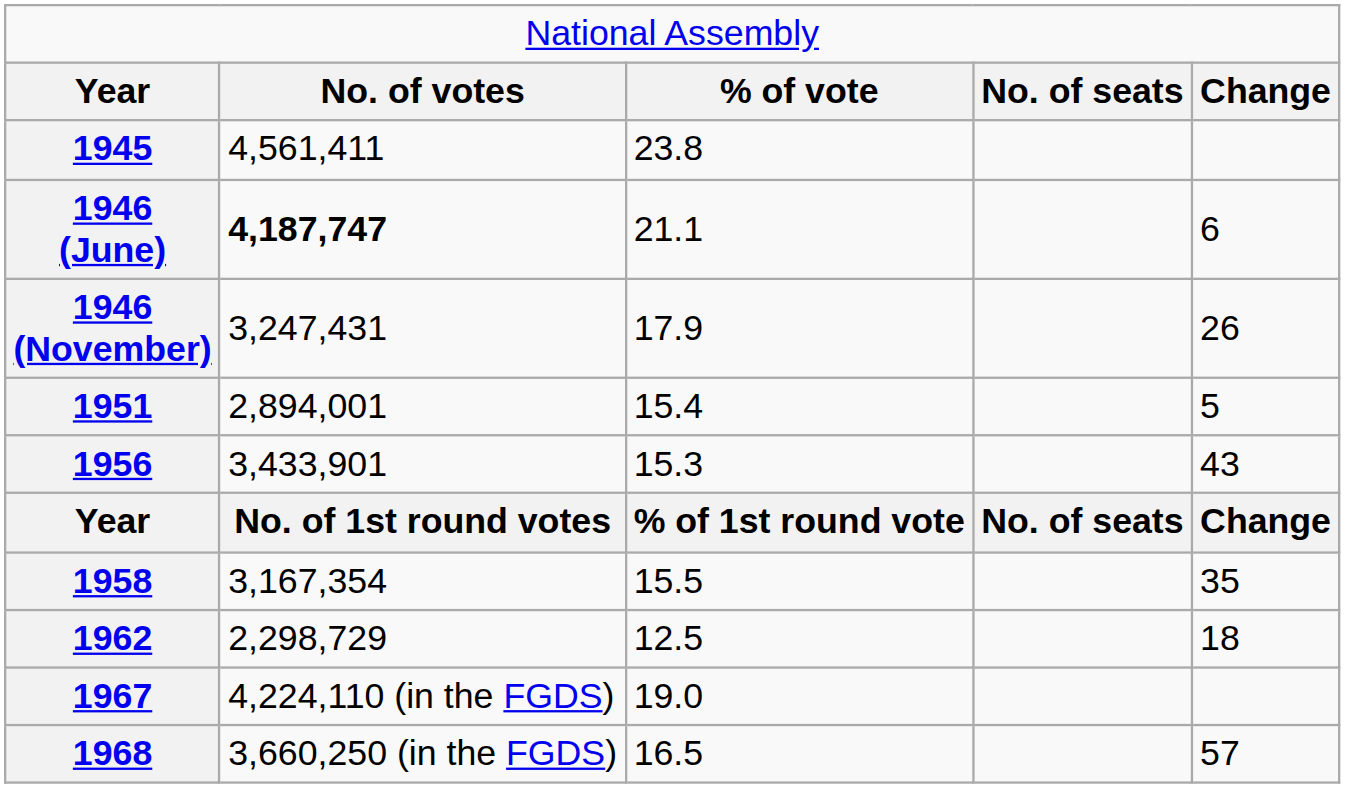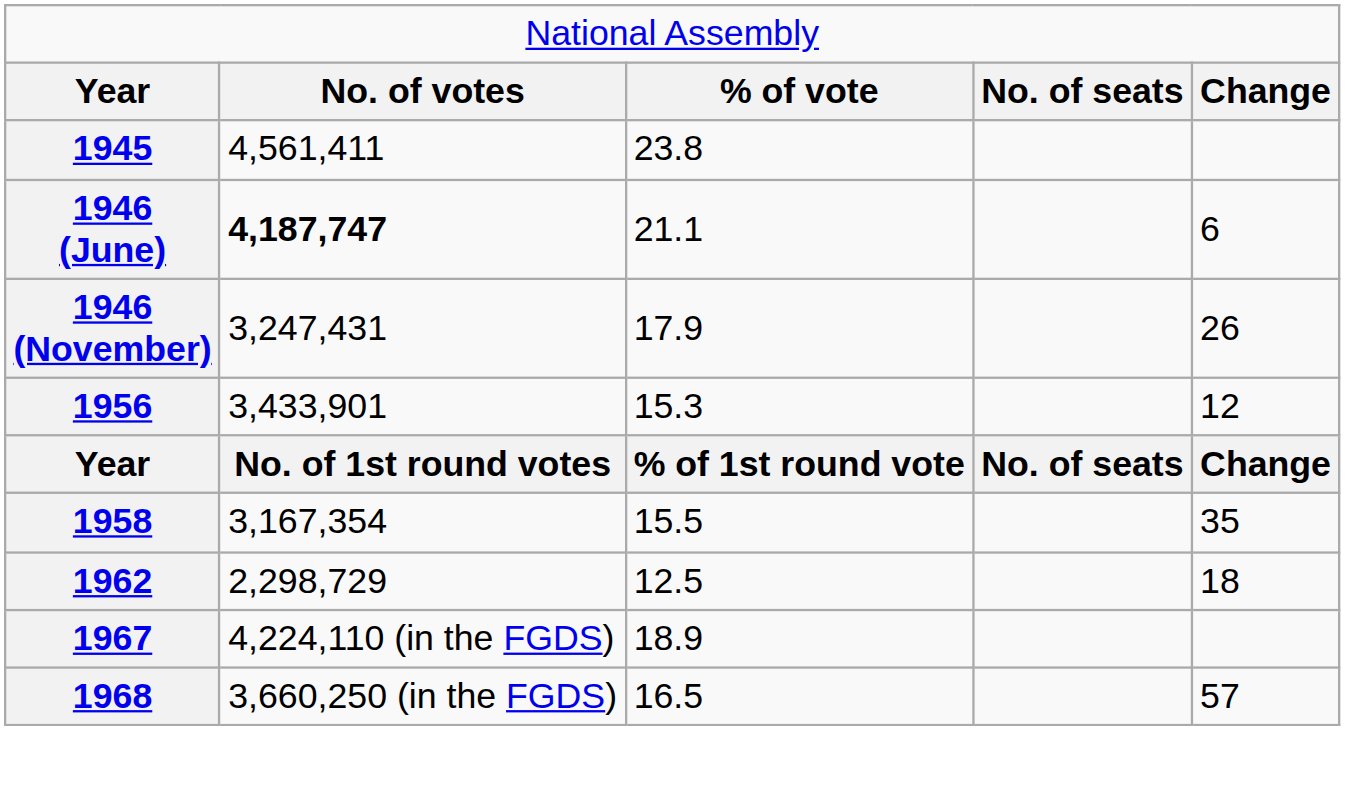- row: (113, 405)
(1220, 463) 43 -> (1220, 405) 12
(668, 695) 19.0 -> (668, 637) 18.9
